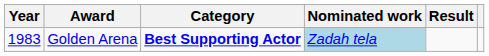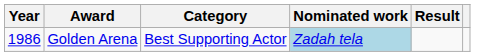(24, 39) 1983 -> (24, 39) 1986
(222, 39) bold -> (215, 39) normal
